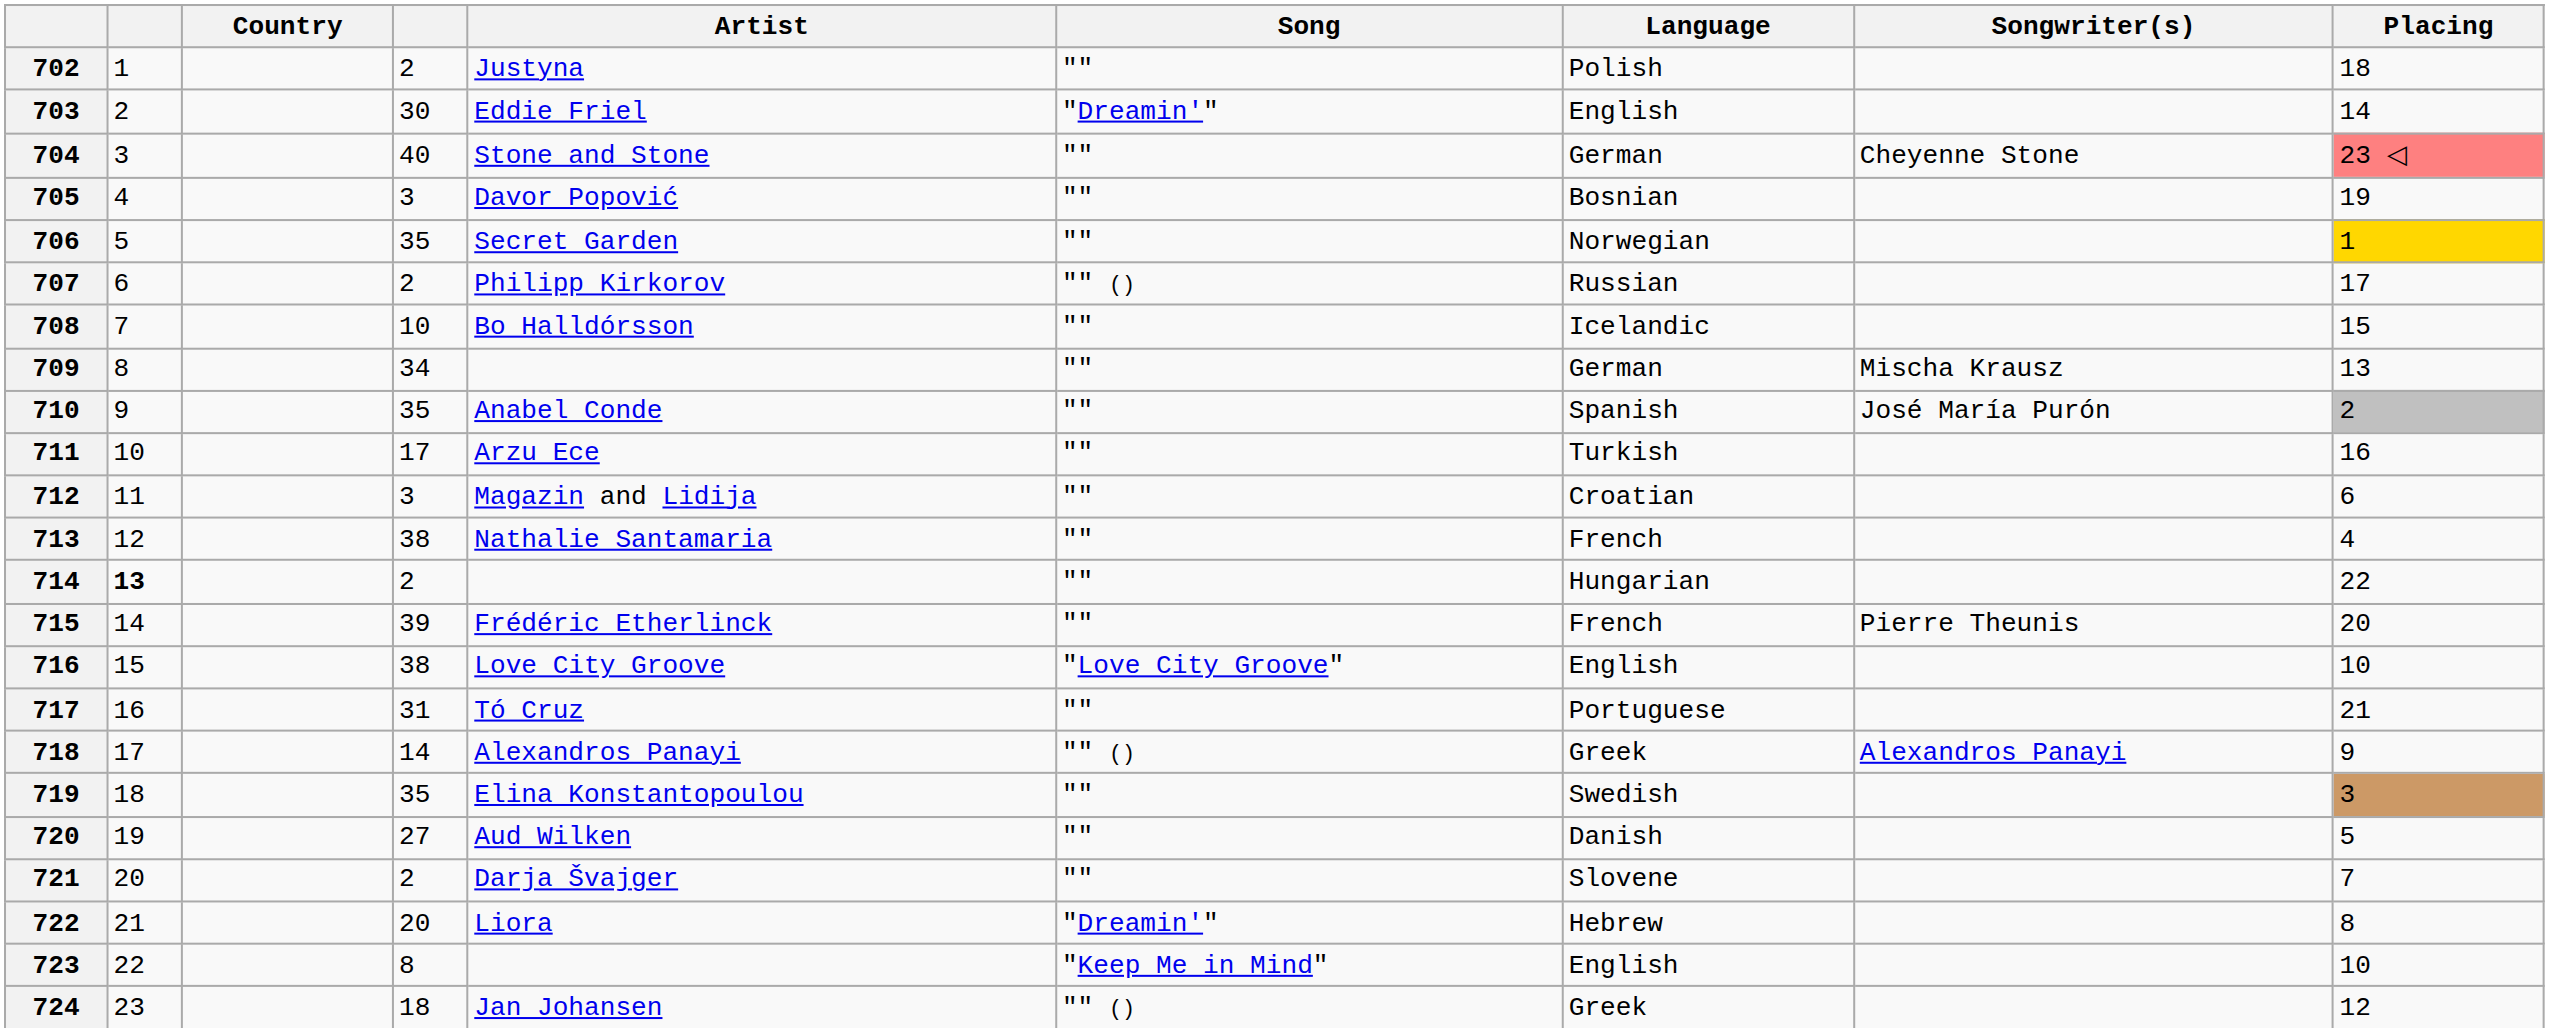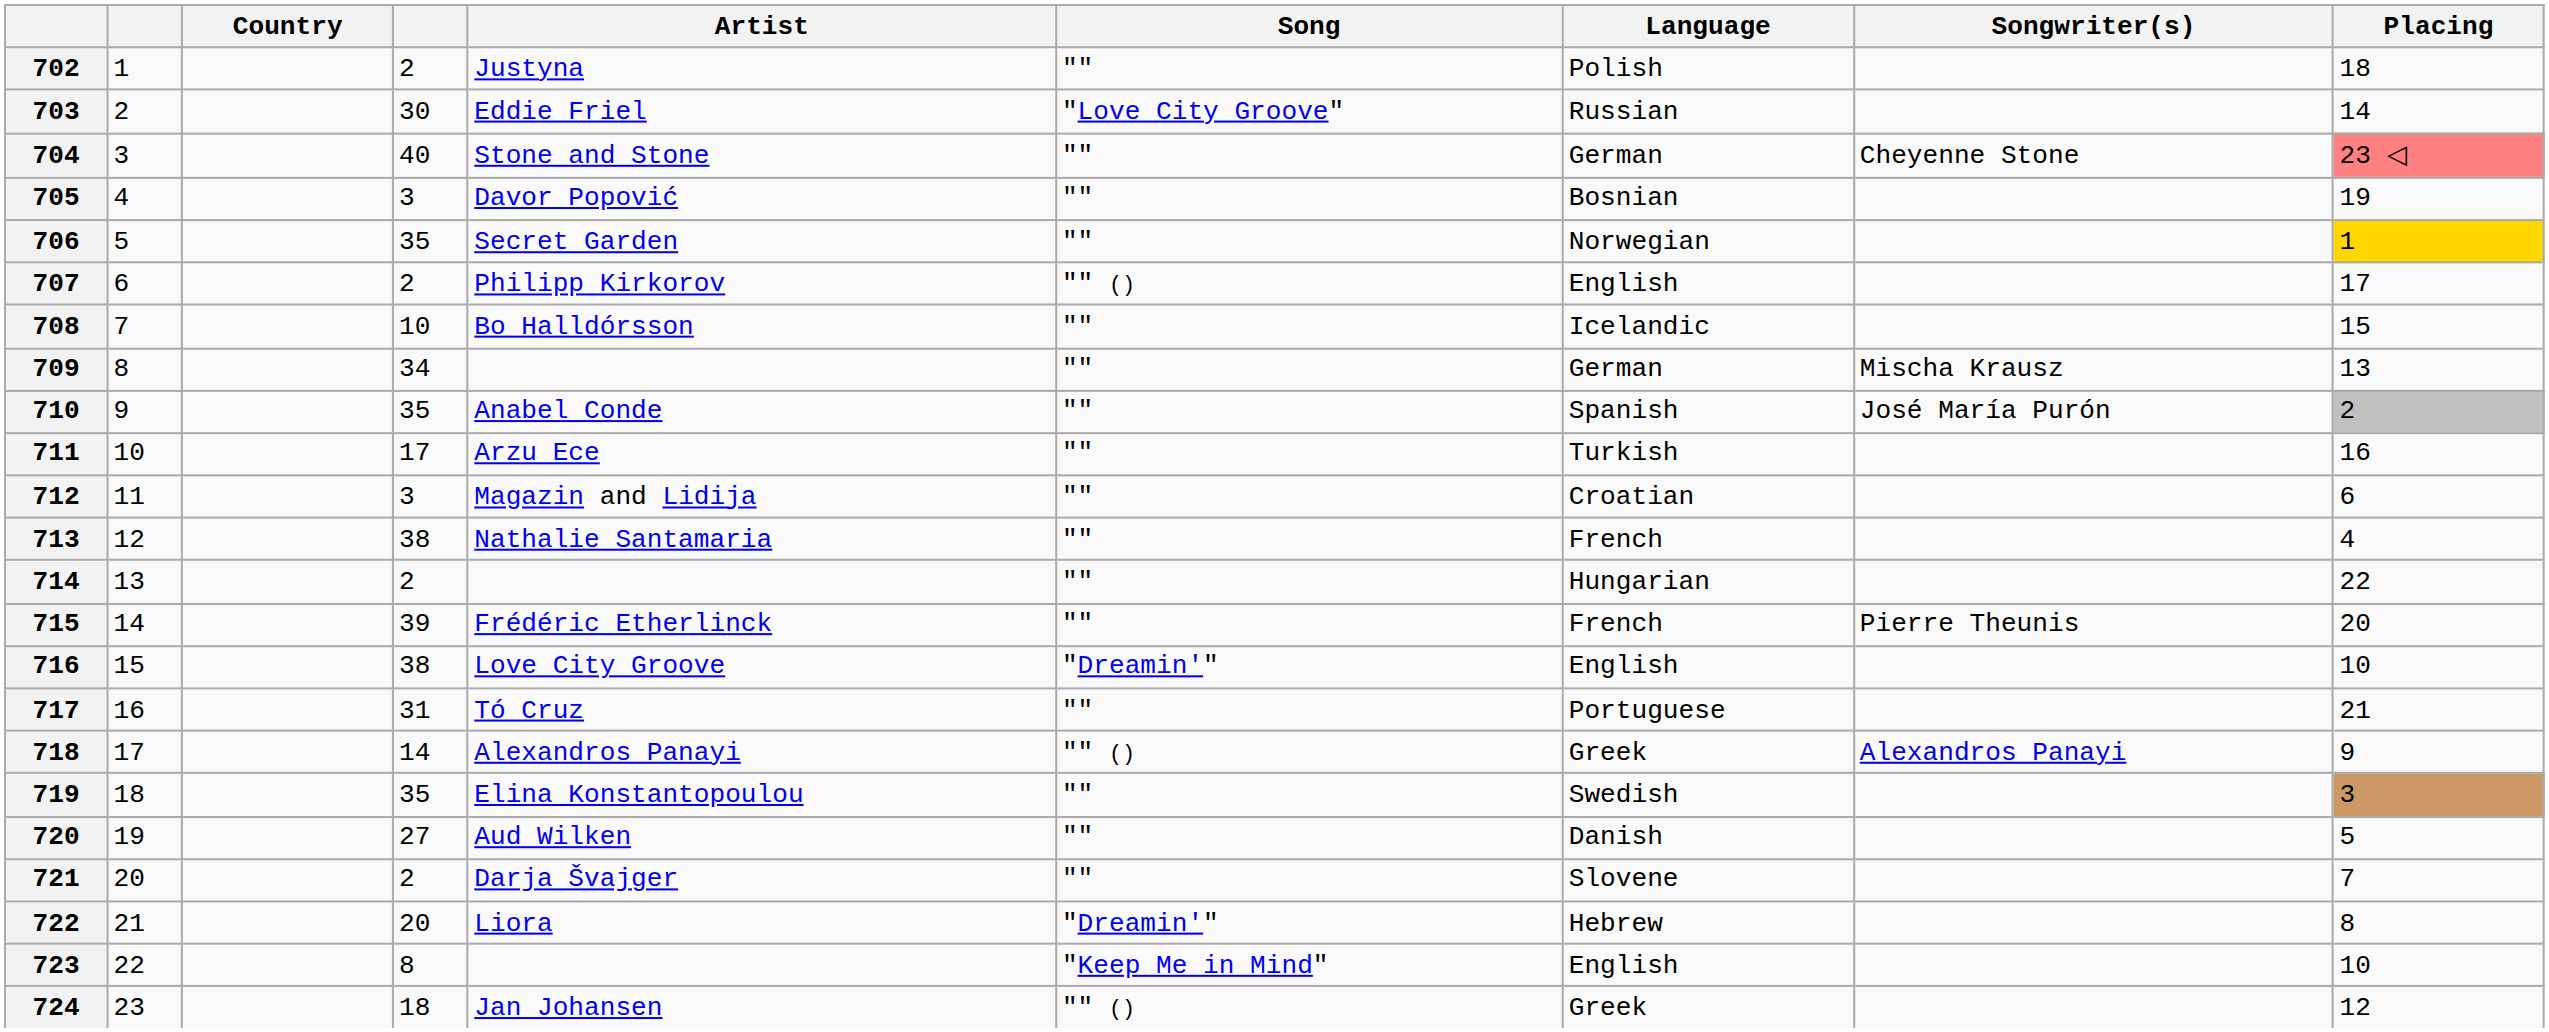(1140, 111) "Dreamin'" -> (1203, 111) "Love City Groove"
(1624, 111) English -> (1624, 111) Russian
(1624, 284) Russian -> (1624, 284) English
(129, 582) bold -> (129, 582) normal
(1203, 667) "Love City Groove" -> (1140, 667) "Dreamin'"
